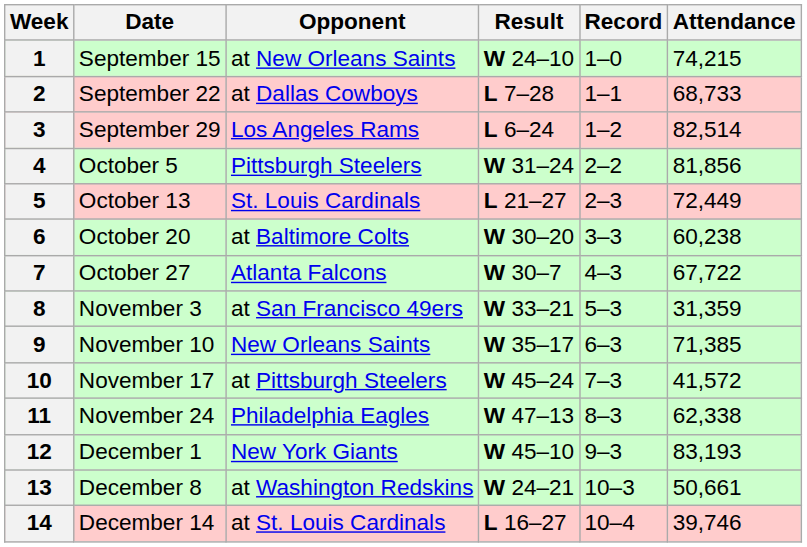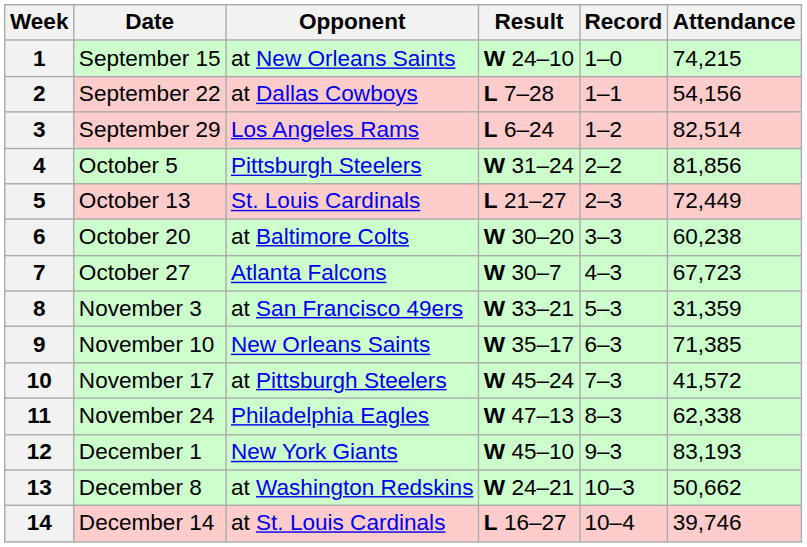(707, 93) 68,733 -> (707, 93) 54,156
(707, 272) 67,722 -> (707, 272) 67,723
(707, 487) 50,661 -> (707, 487) 50,662
